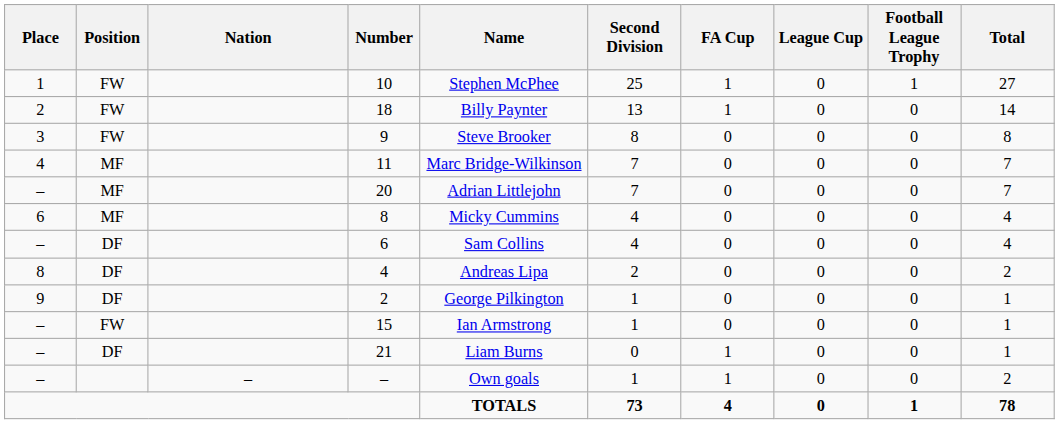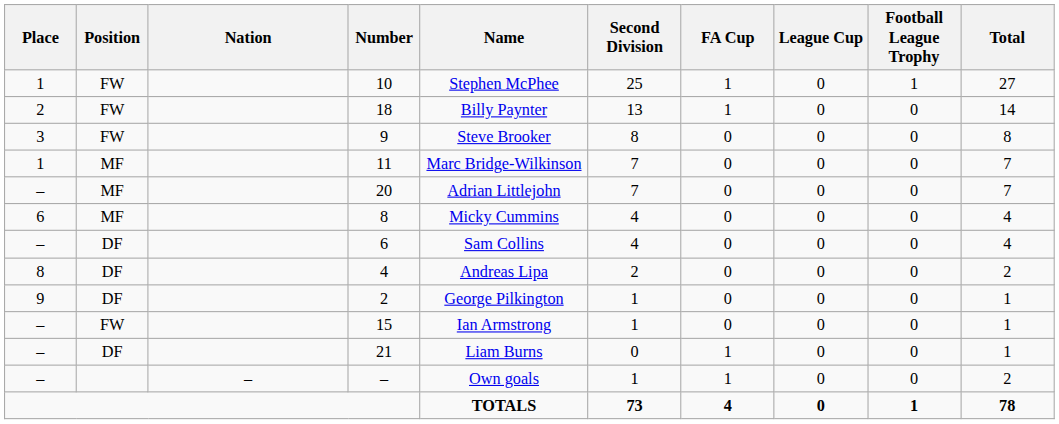(40, 163) 4 -> (40, 163) 1
